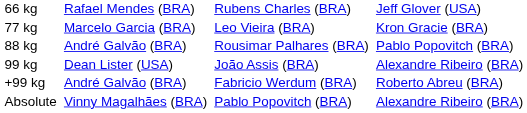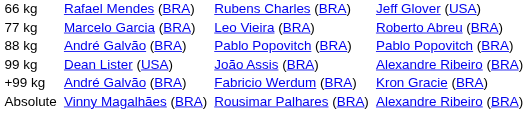(430, 27) Kron Gracie (BRA) -> (438, 27) Roberto Abreu (BRA)
(290, 46) Rousimar Palhares (BRA) -> (281, 46) Pablo Popovitch (BRA)
(438, 83) Roberto Abreu (BRA) -> (430, 83) Kron Gracie (BRA)
(281, 101) Pablo Popovitch (BRA) -> (290, 101) Rousimar Palhares (BRA)
